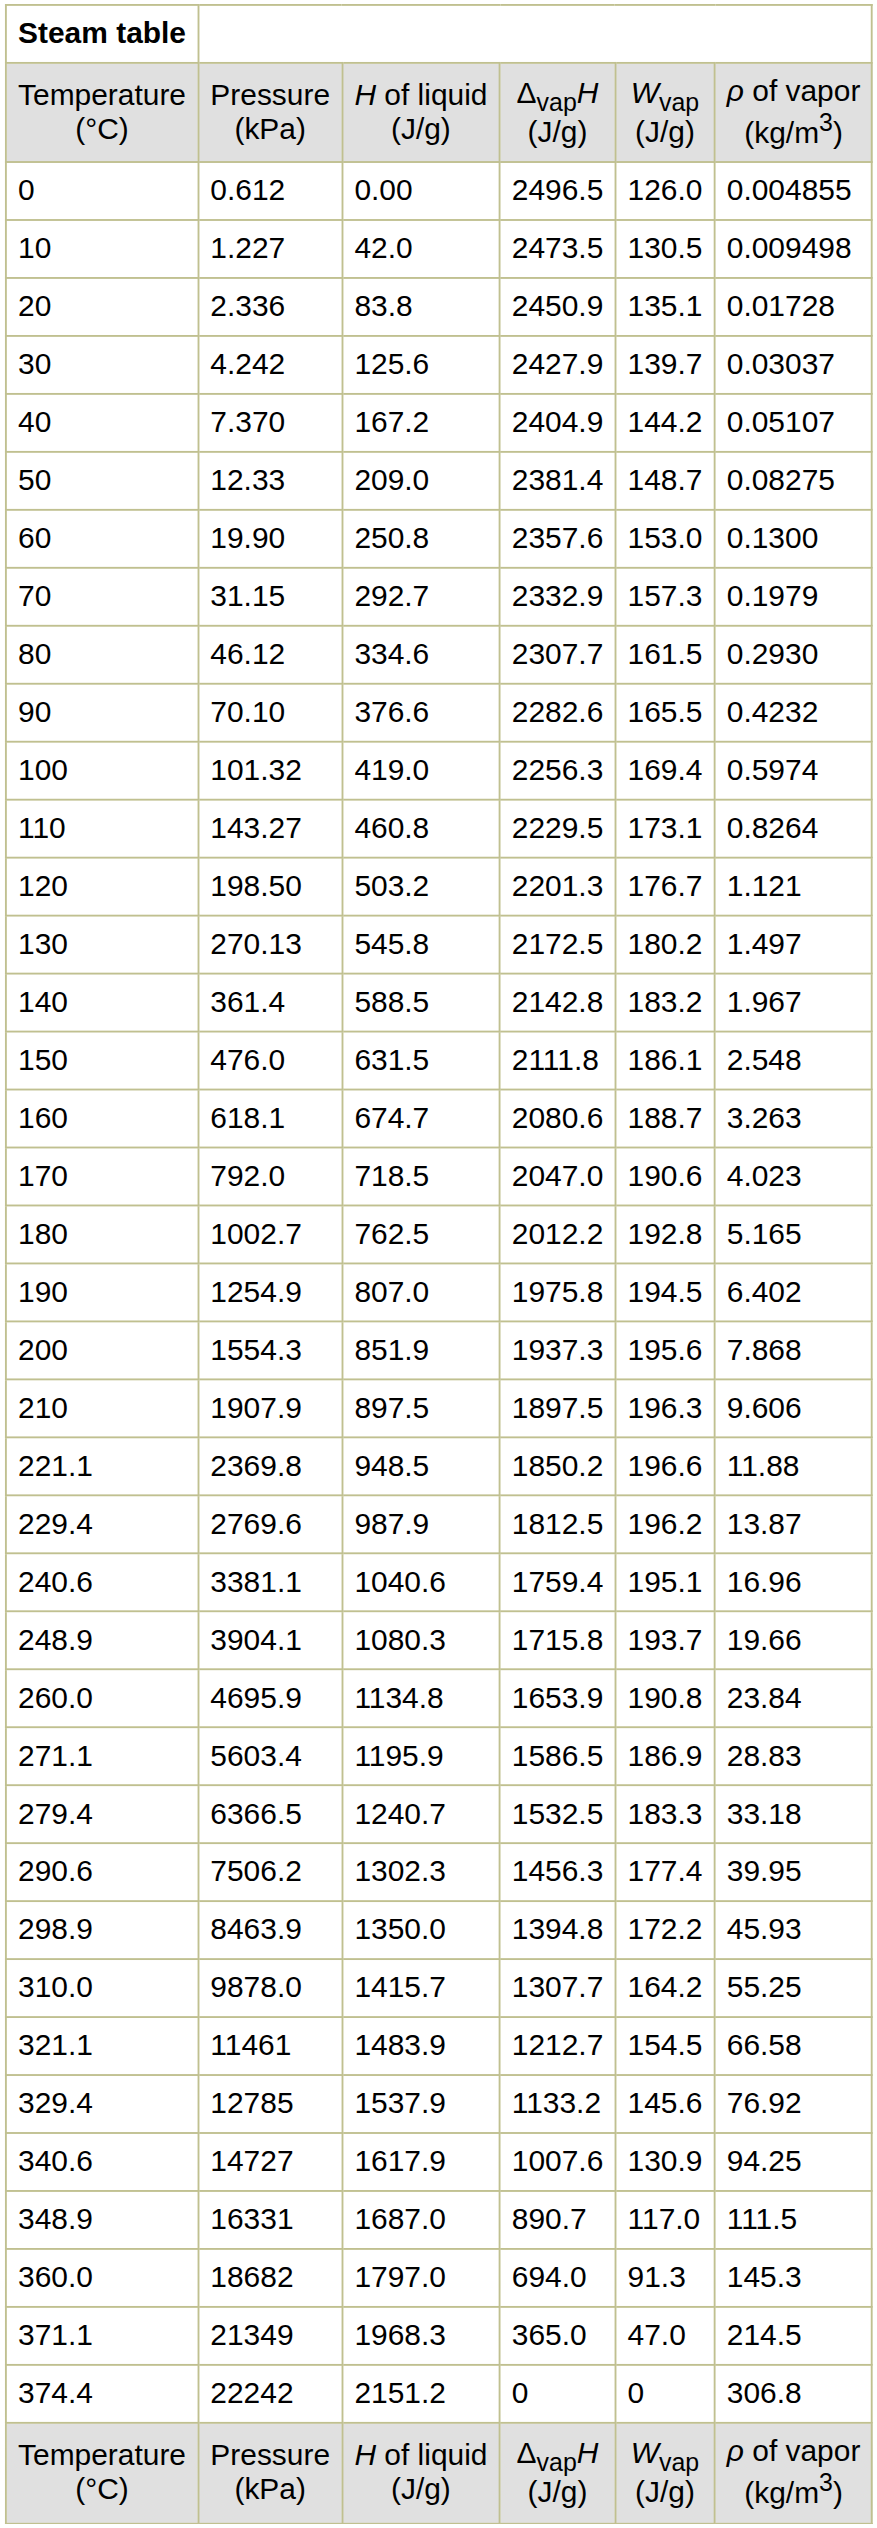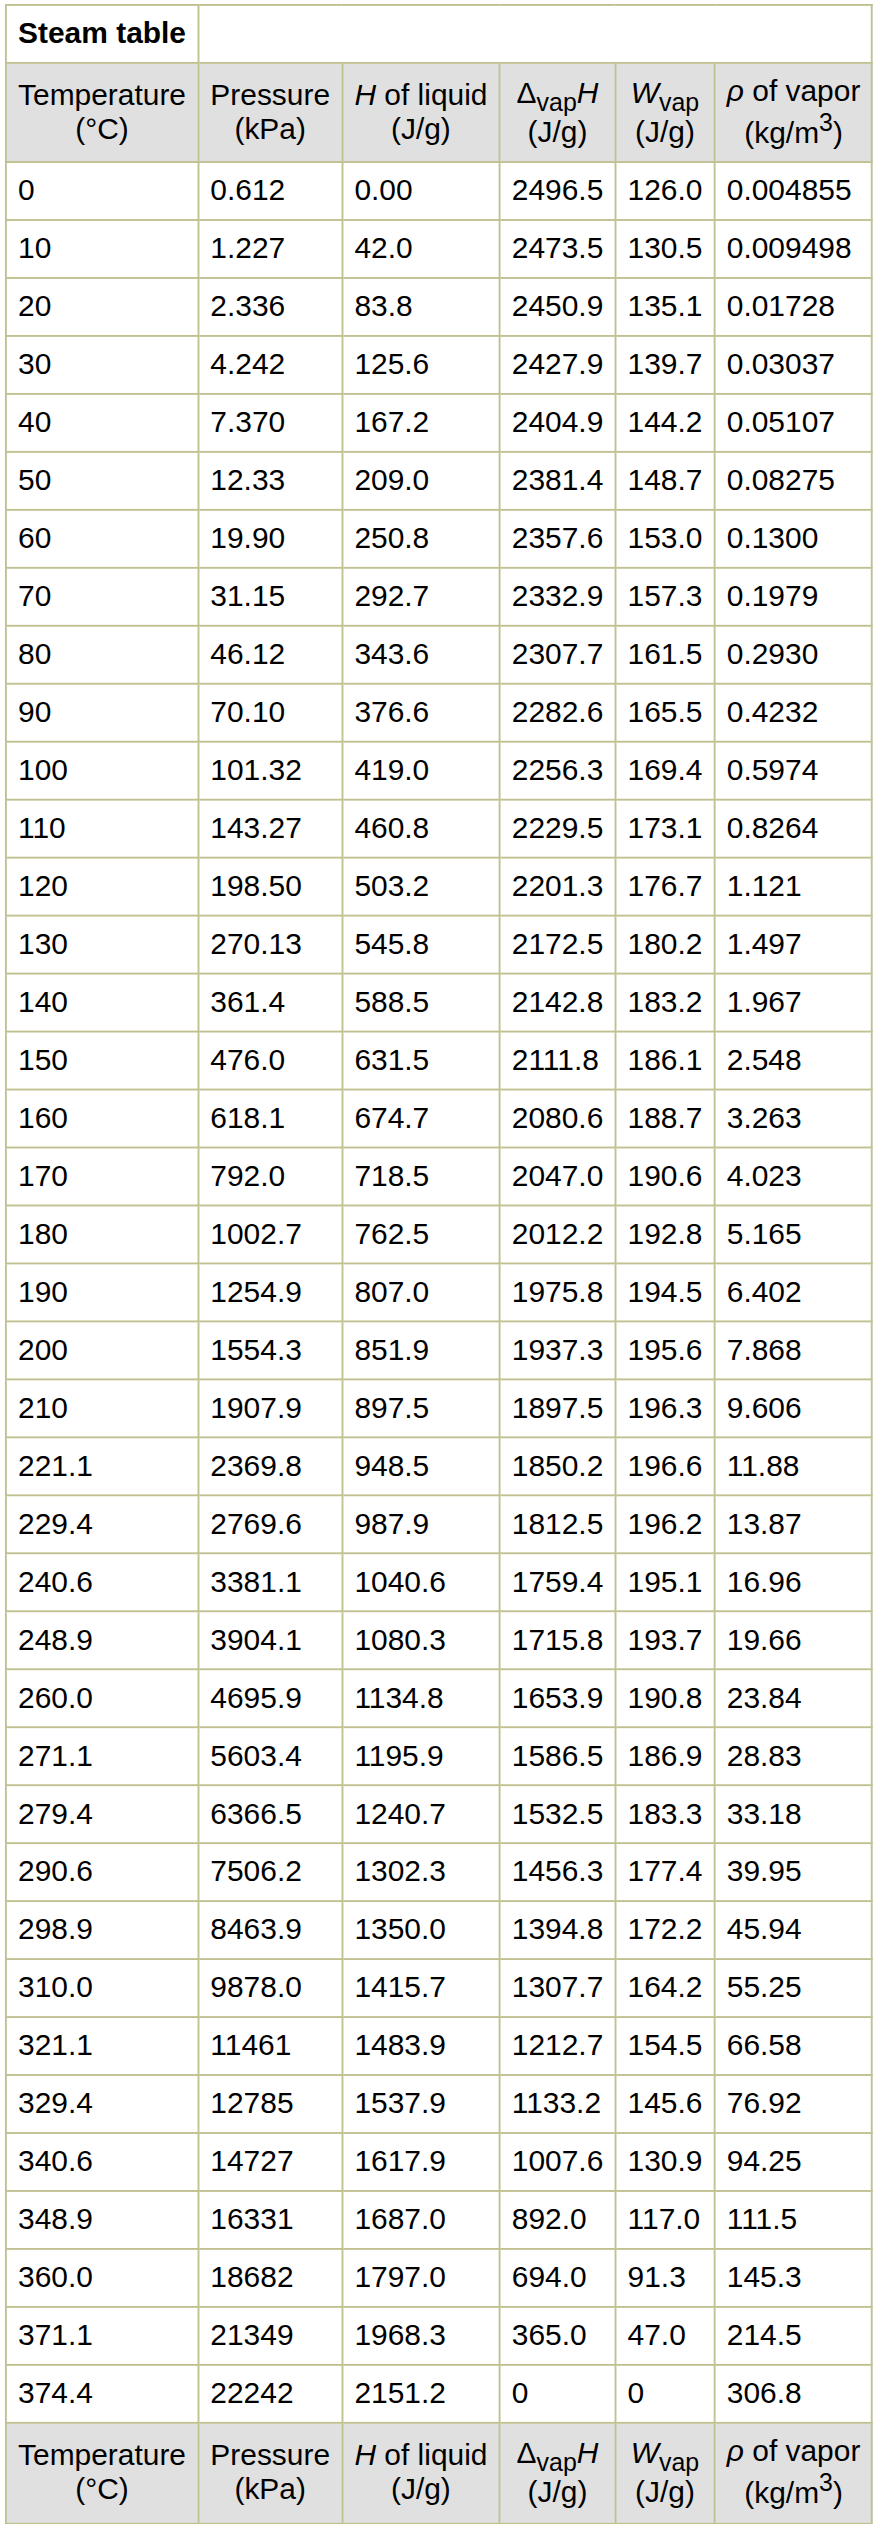(392, 654) 334.6 -> (392, 654) 343.6
(764, 1930) 45.93 -> (764, 1930) 45.94
(549, 2220) 890.7 -> (549, 2220) 892.0
